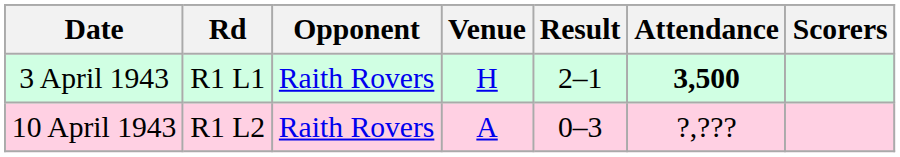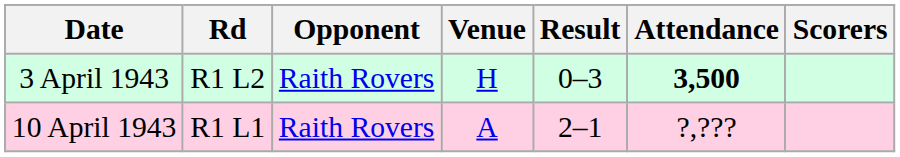(228, 77) R1 L1 -> (228, 77) R1 L2
(580, 77) 2–1 -> (580, 77) 0–3
(228, 126) R1 L2 -> (228, 126) R1 L1
(580, 126) 0–3 -> (580, 126) 2–1
